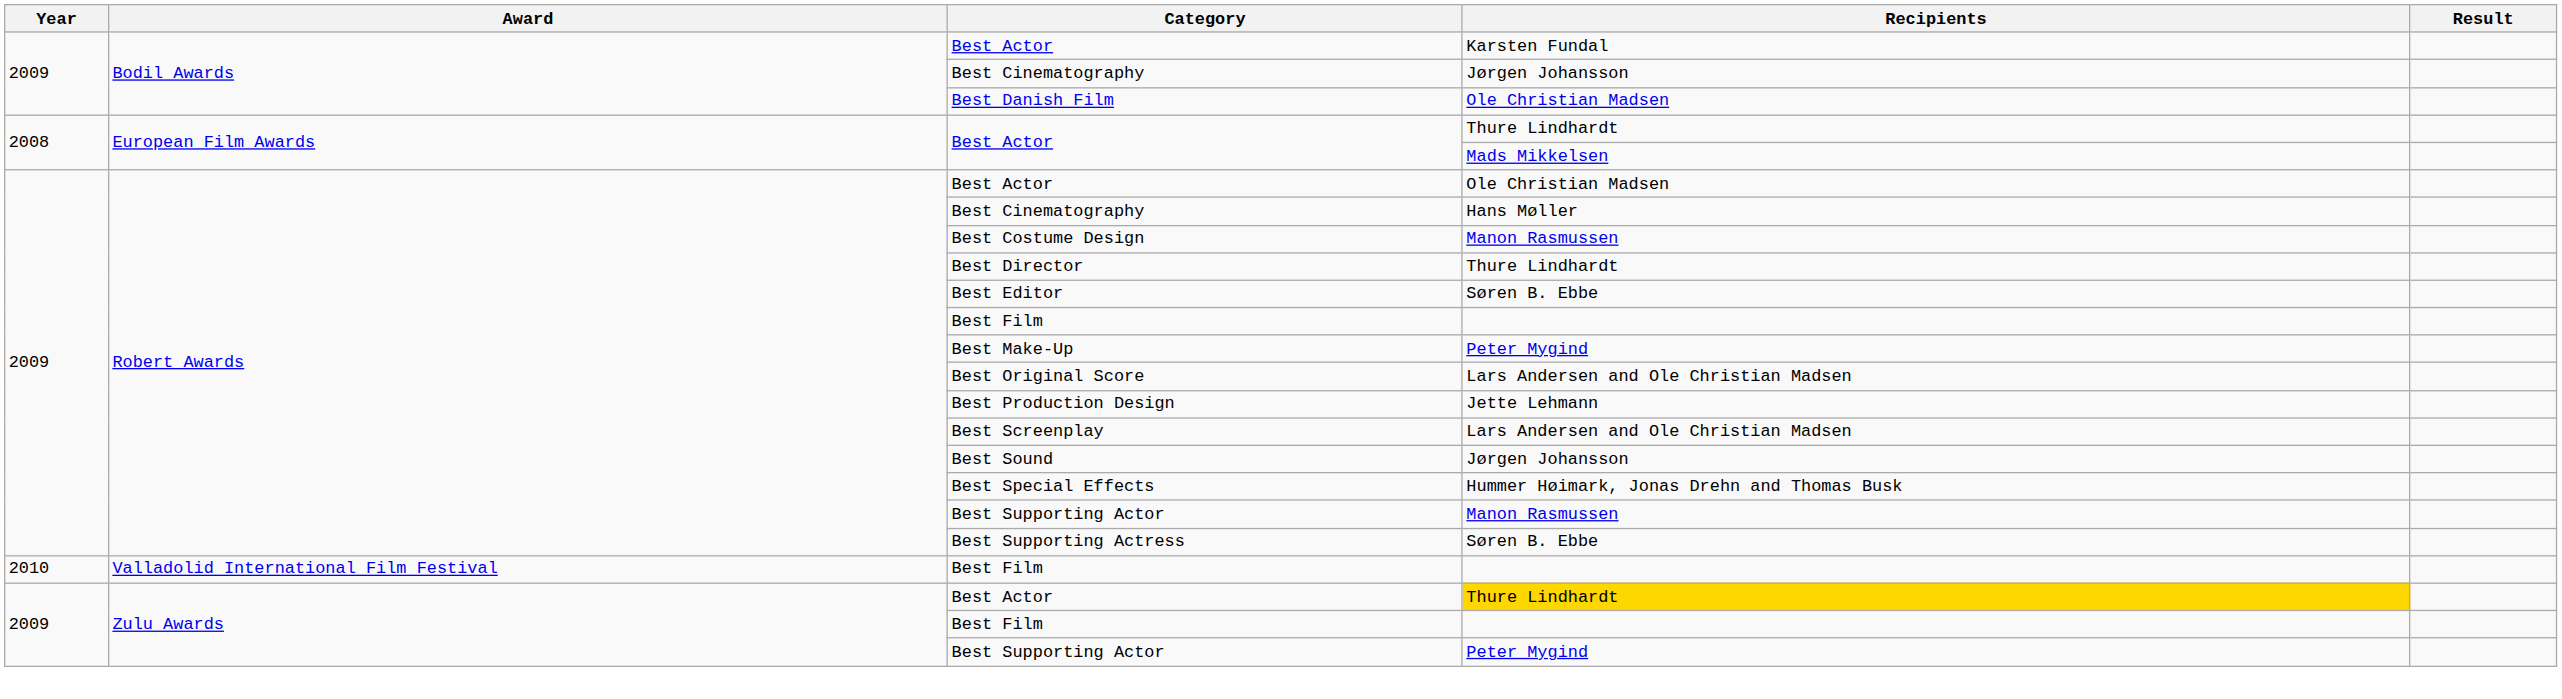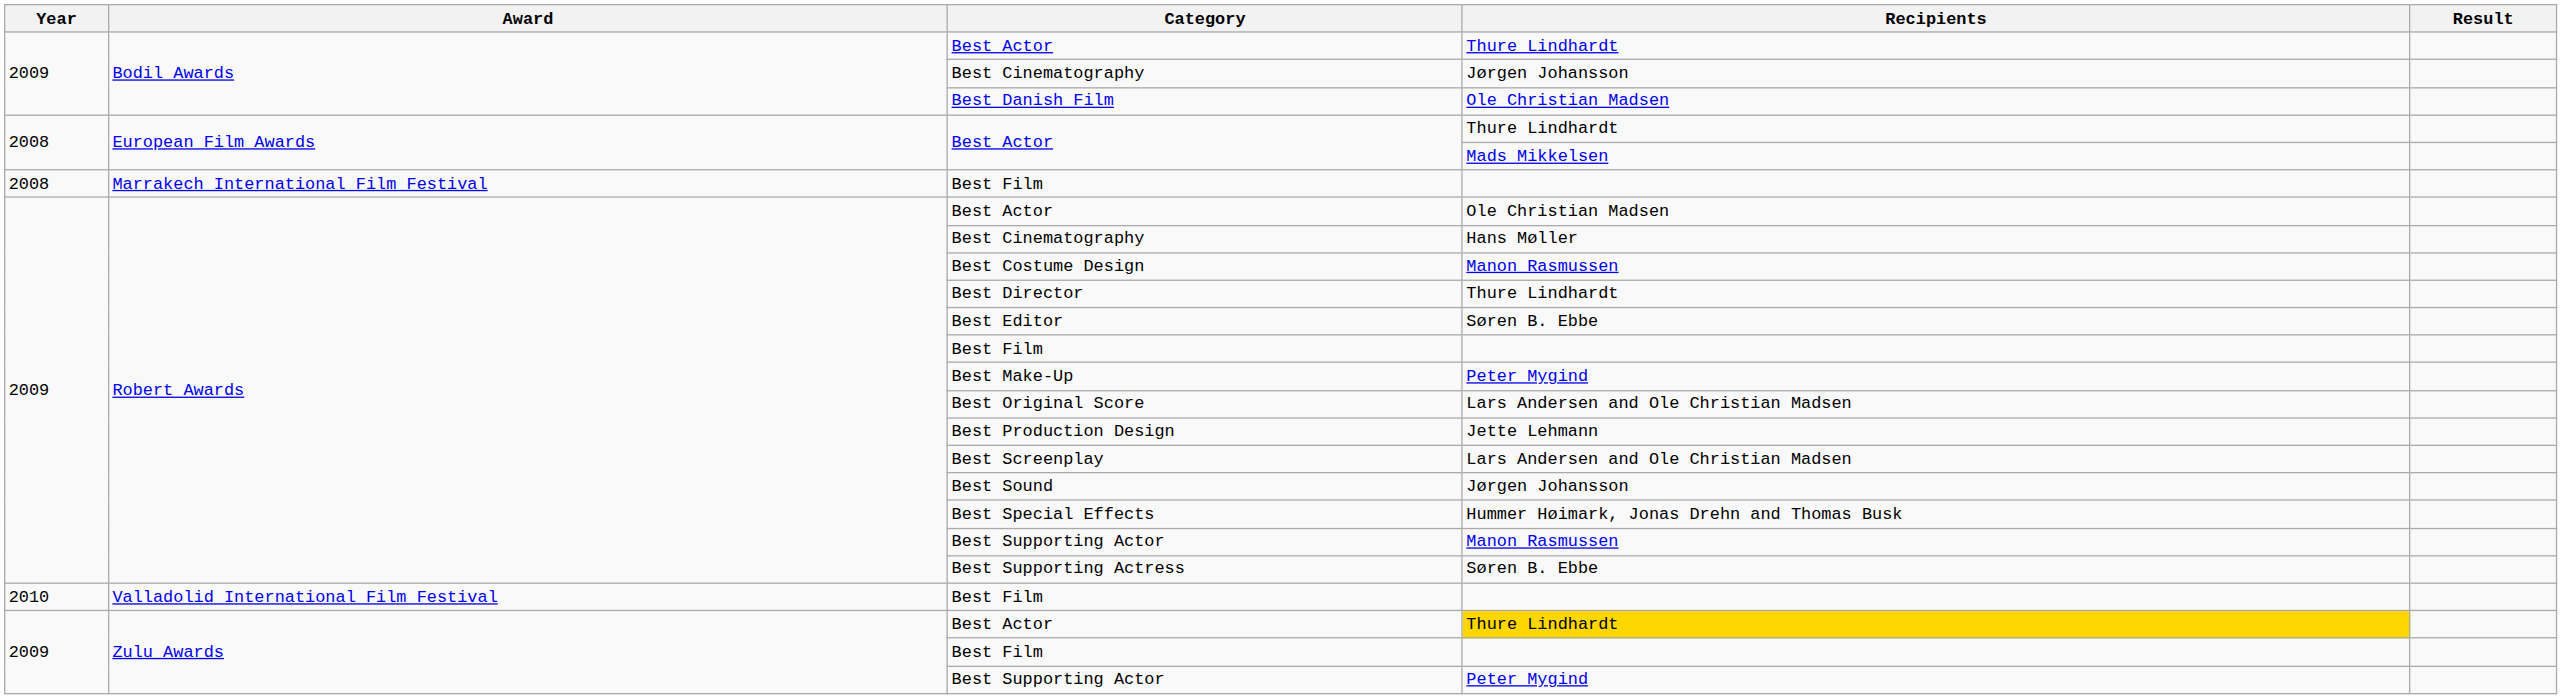(1537, 46) Karsten Fundal -> (1542, 46) Thure Lindhardt
+ row: (300, 184)
